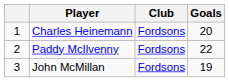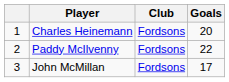(206, 67) 19 -> (206, 67) 17
